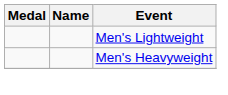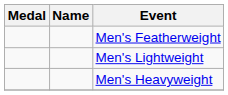+ row: (158, 37)
